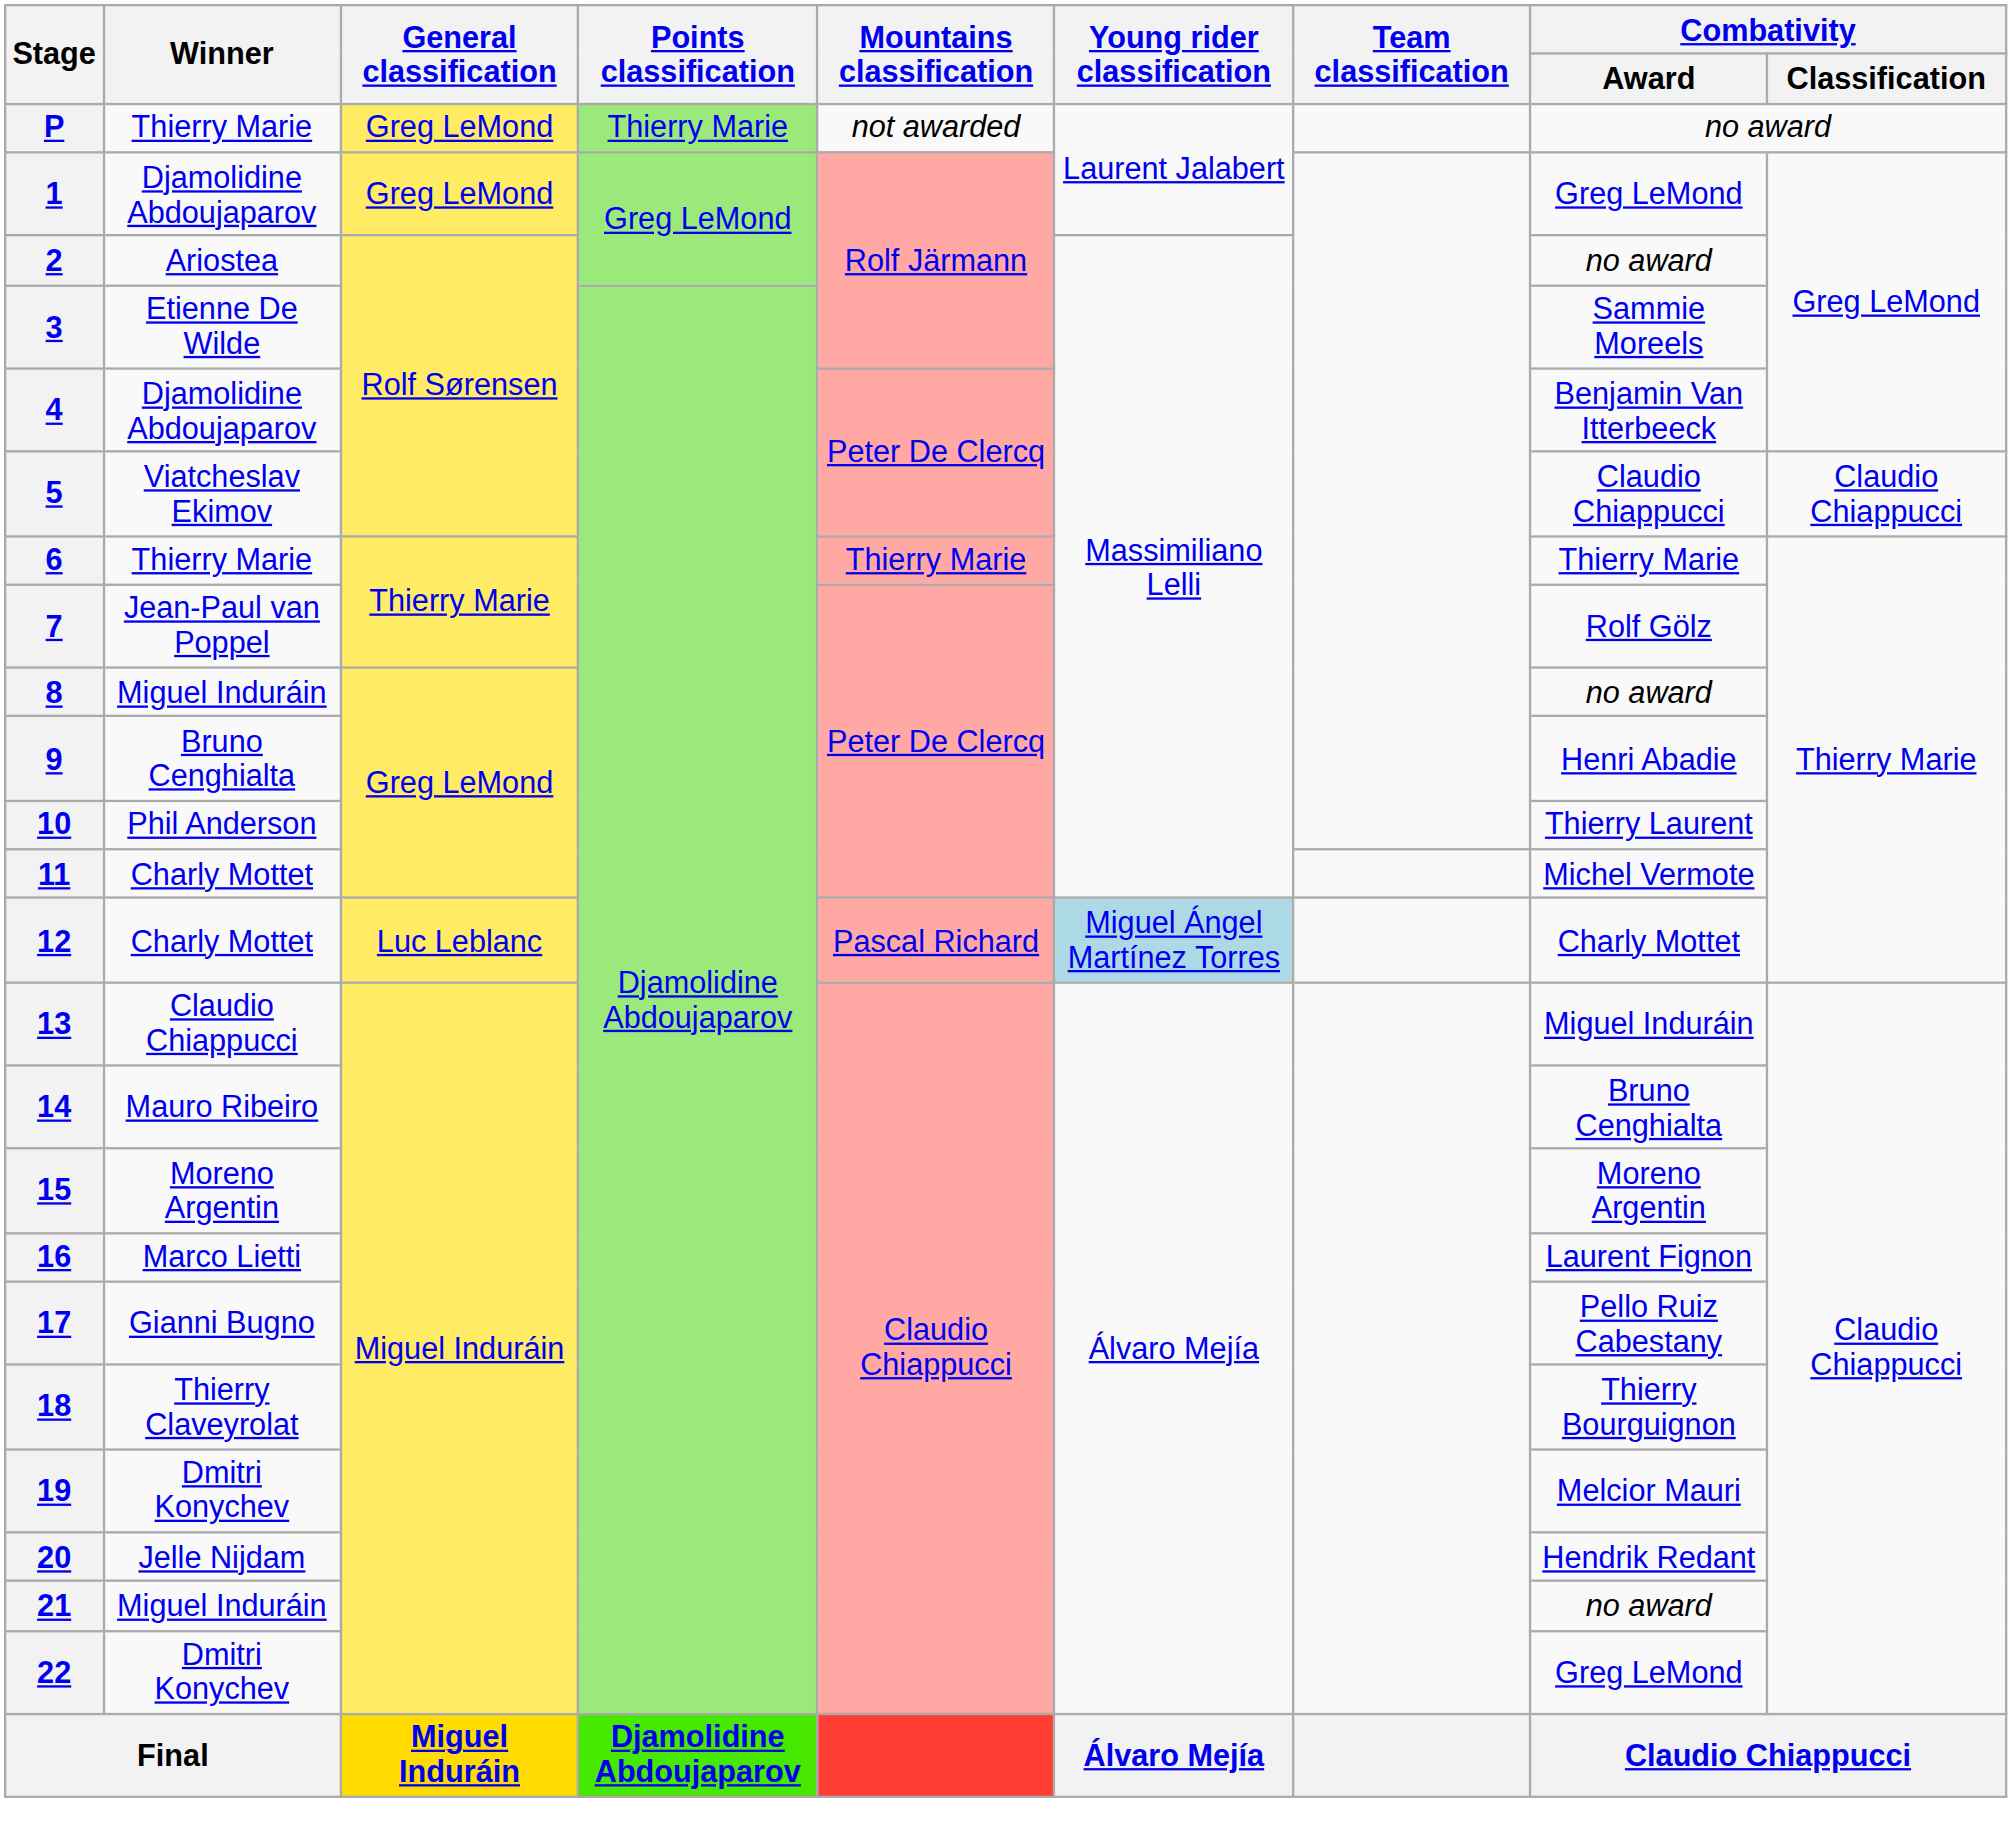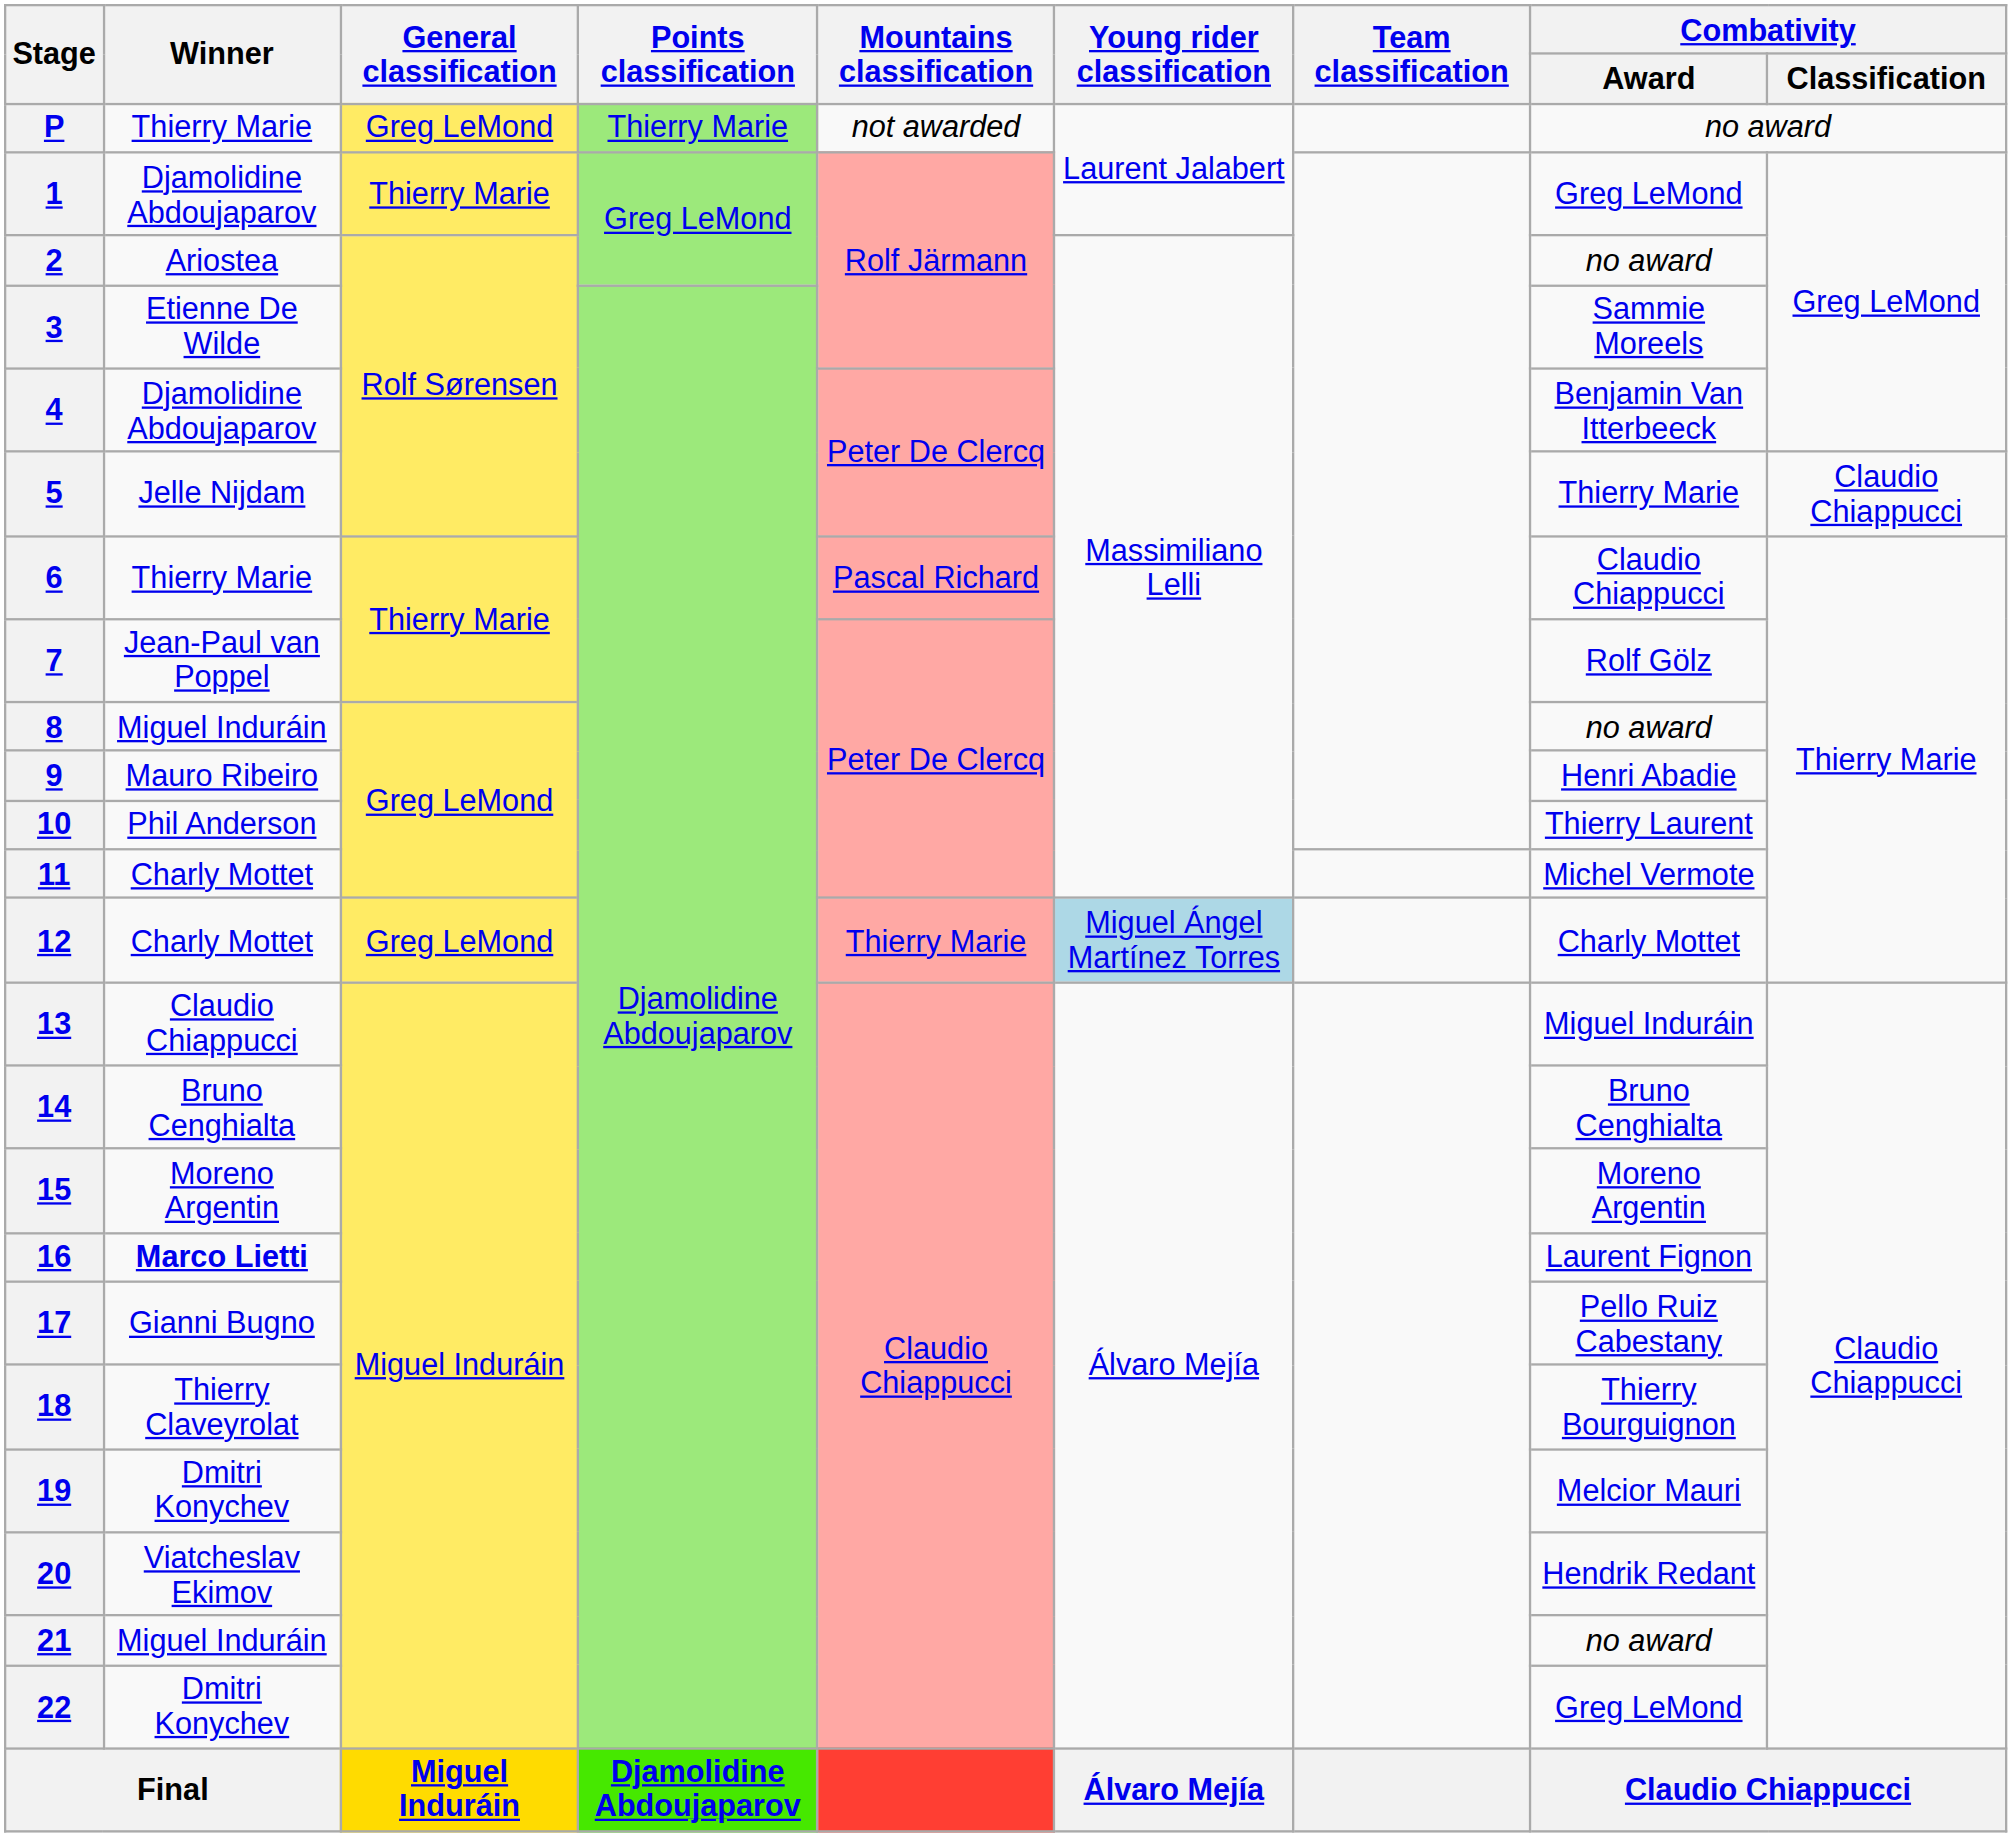(460, 194) Greg LeMond -> (460, 194) Thierry Marie
(222, 494) Viatcheslav Ekimov -> (222, 494) Jelle Nijdam
(1649, 494) Claudio Chiappucci -> (1649, 494) Thierry Marie
(936, 560) Thierry Marie -> (936, 577) Pascal Richard
(1649, 560) Thierry Marie -> (1649, 577) Claudio Chiappucci
(222, 759) Bruno Cenghialta -> (222, 776) Mauro Ribeiro
(460, 940) Luc Leblanc -> (460, 940) Greg LeMond
(936, 940) Pascal Richard -> (936, 940) Thierry Marie
(222, 1108) Mauro Ribeiro -> (222, 1108) Bruno Cenghialta
(222, 1257) normal -> (222, 1257) bold
(222, 1557) Jelle Nijdam -> (222, 1574) Viatcheslav Ekimov
